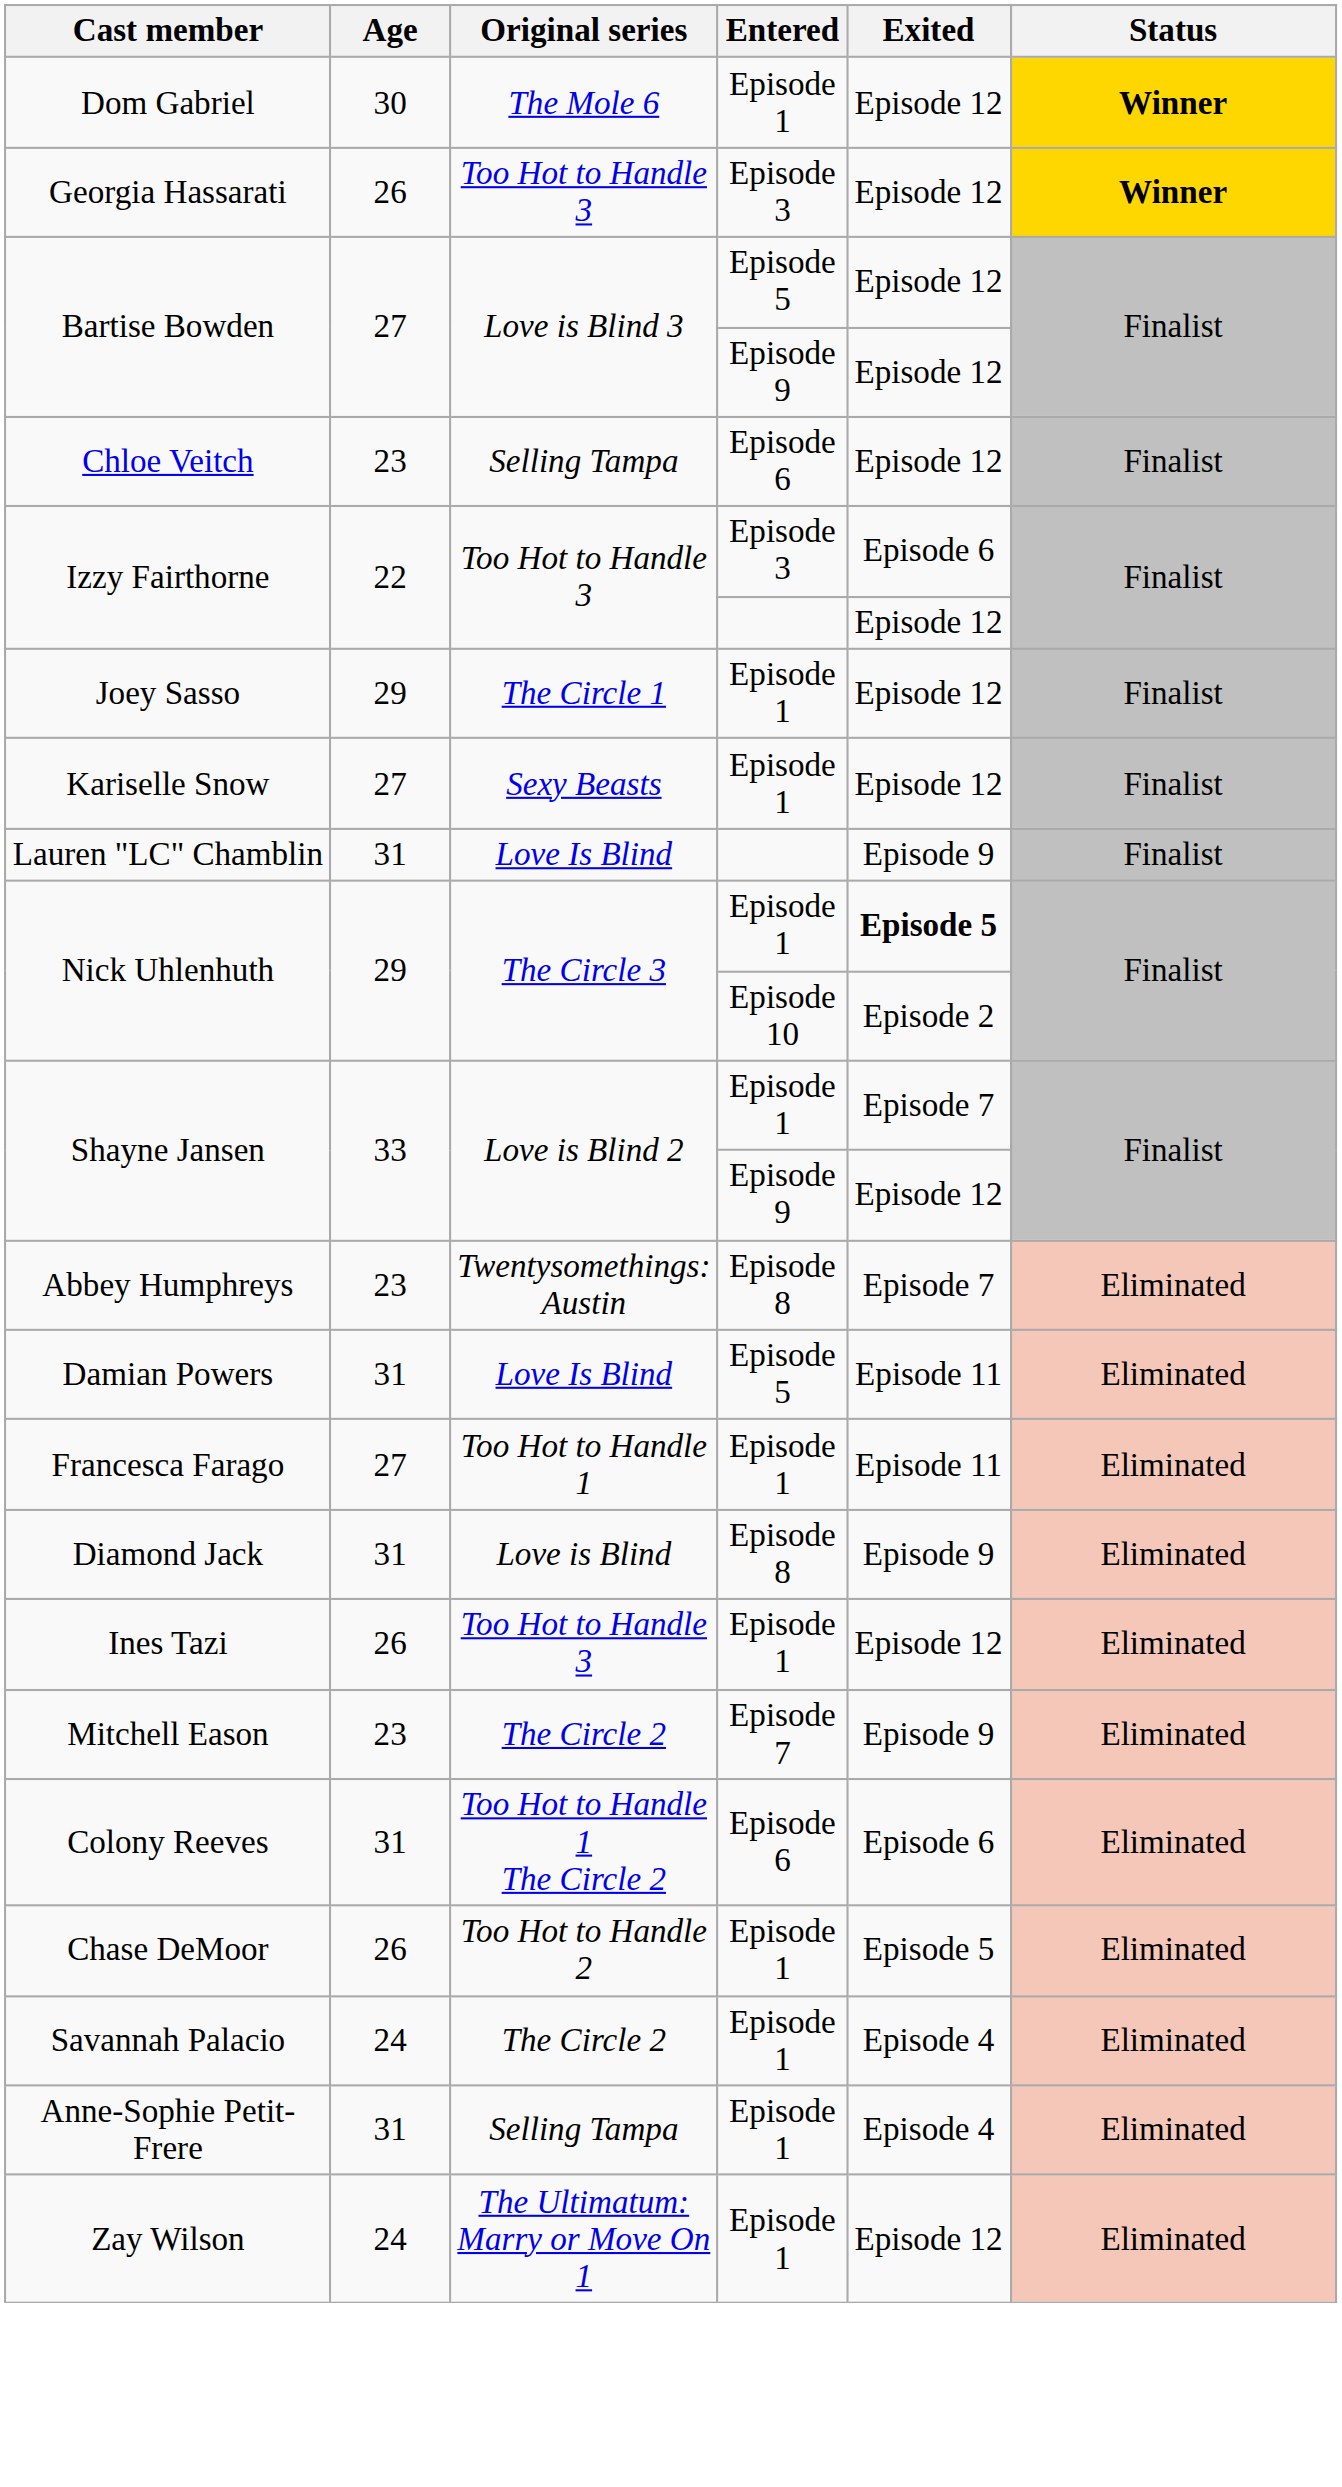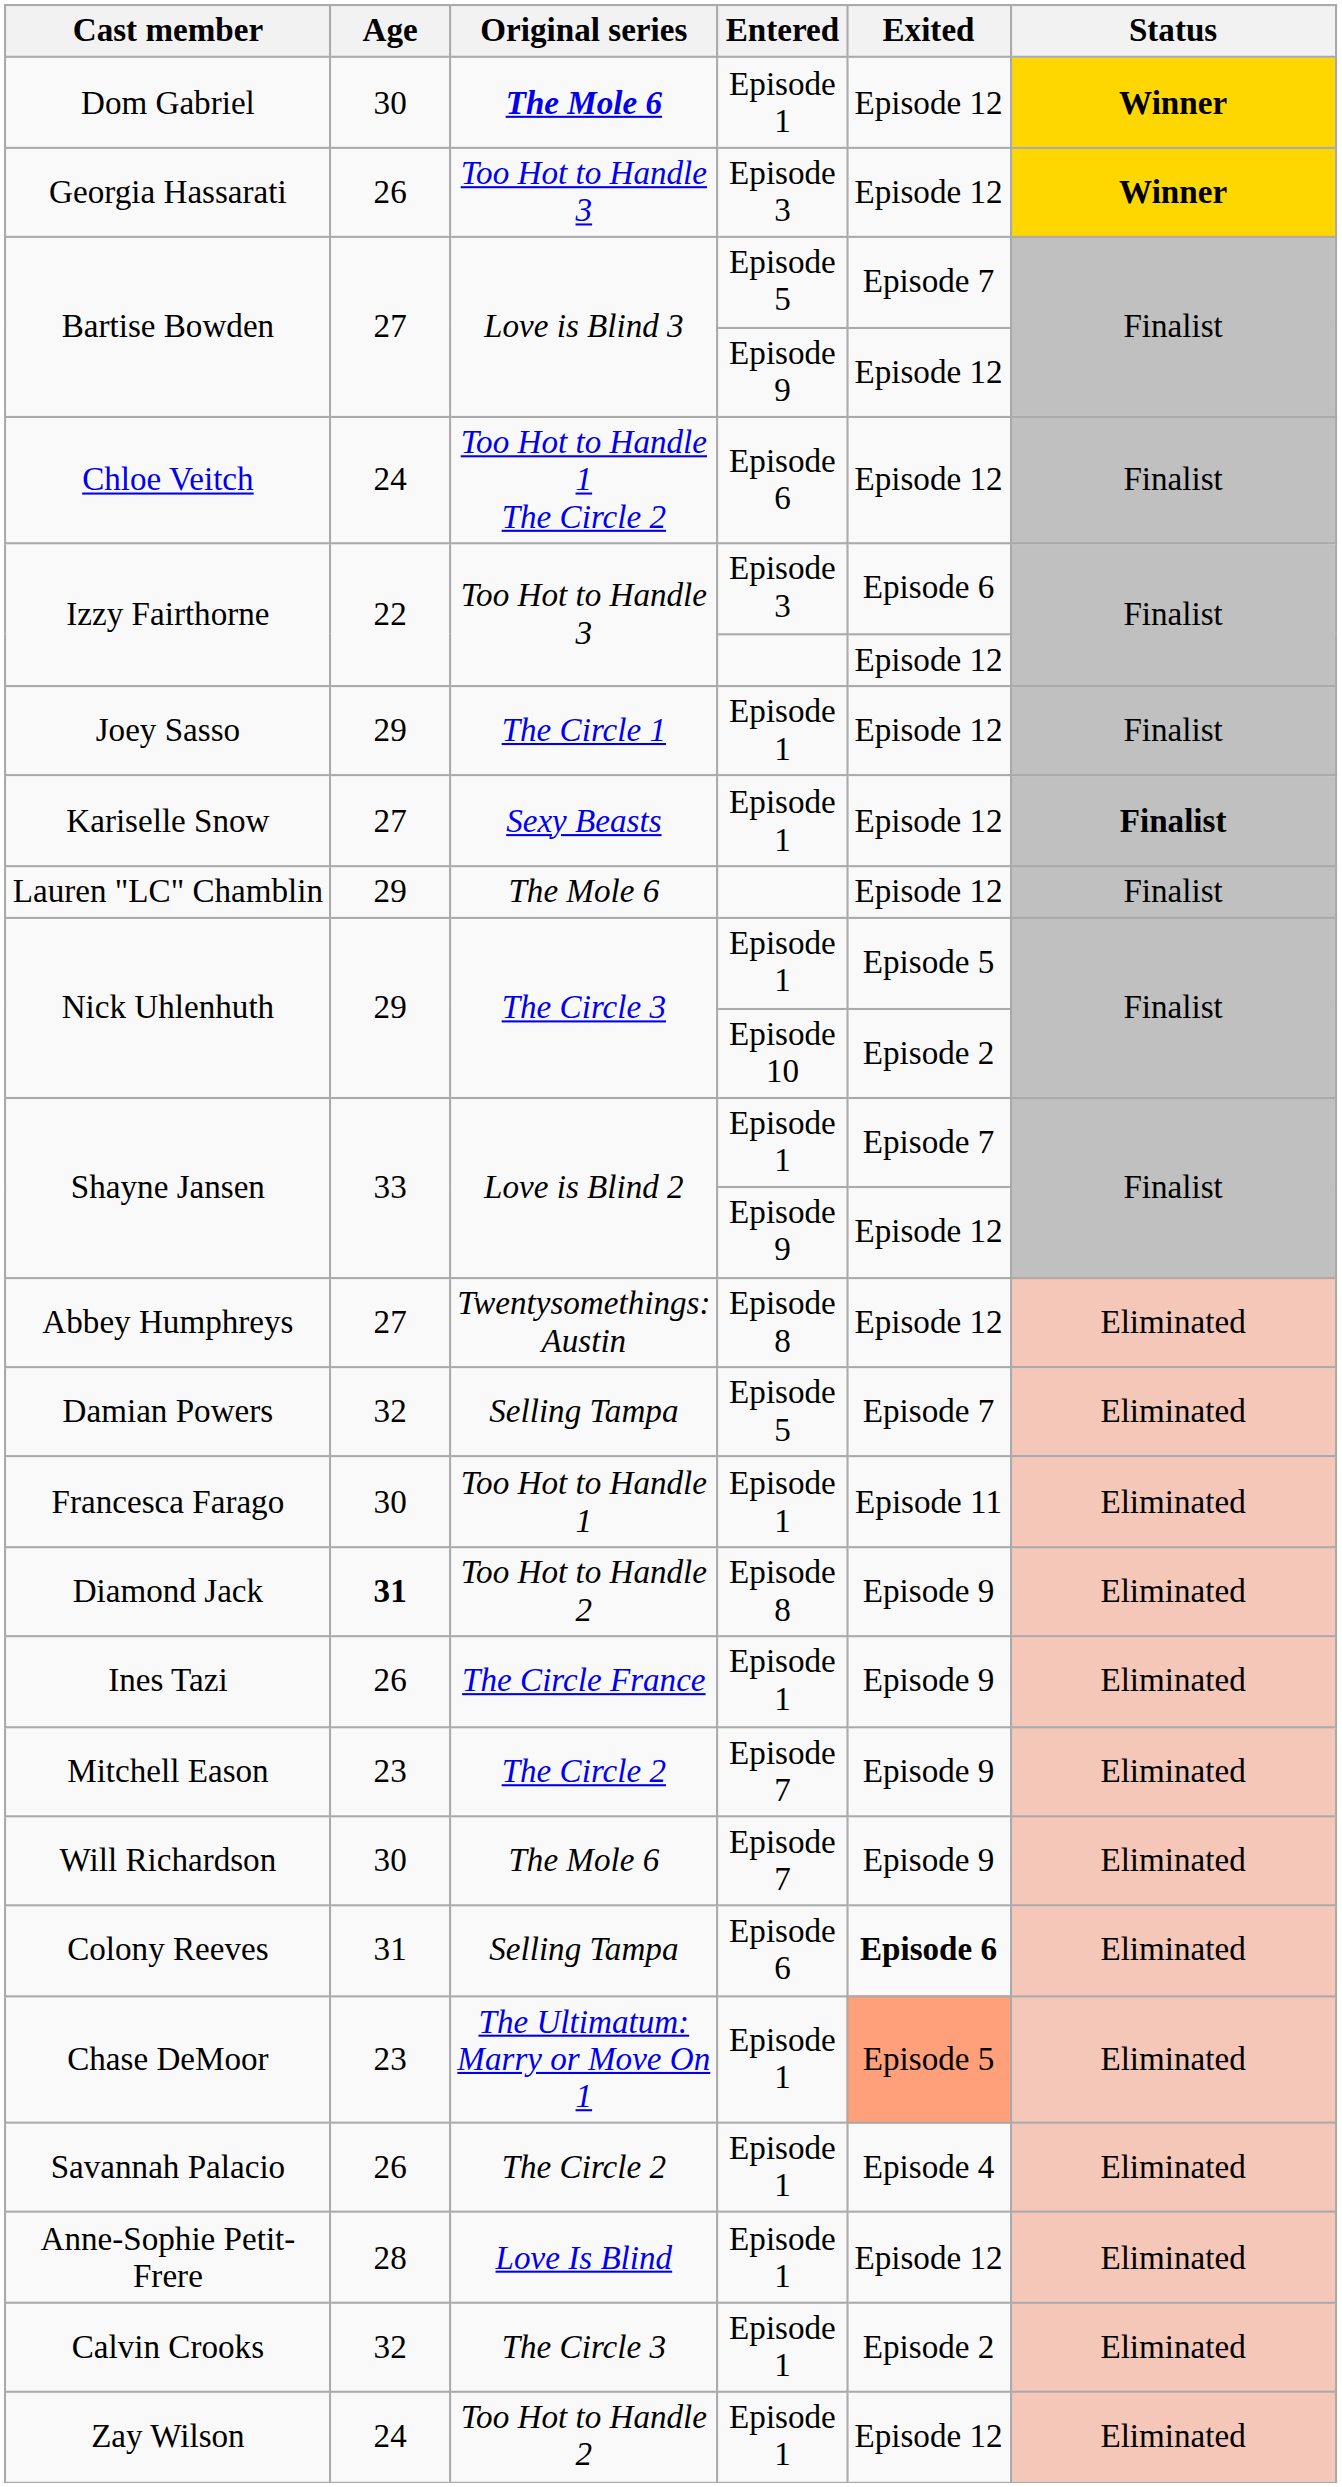(584, 101) normal -> (584, 101) bold
(929, 281) Episode 12 -> (929, 281) Episode 7
(390, 461) 23 -> (390, 479) 24
(584, 461) Selling Tampa -> (584, 479) Too Hot to Handle 1 The Circle 2
(1173, 782) normal -> (1173, 820) bold
(390, 854) 31 -> (390, 891) 29
(584, 854) Love Is Blind -> (584, 891) The Mole 6
(929, 854) Episode 9 -> (929, 891) Episode 12
(929, 925) bold -> (929, 962) normal
(390, 1284) 23 -> (390, 1321) 27
(929, 1284) Episode 7 -> (929, 1321) Episode 12
(390, 1374) 31 -> (390, 1411) 32
(584, 1374) Love Is Blind -> (584, 1411) Selling Tampa
(929, 1374) Episode 11 -> (929, 1411) Episode 7
(390, 1463) 27 -> (390, 1501) 30
(390, 1553) normal -> (390, 1591) bold
(584, 1553) Love is Blind -> (584, 1591) Too Hot to Handle 2
(584, 1643) Too Hot to Handle 3 -> (584, 1680) The Circle France
(929, 1643) Episode 12 -> (929, 1680) Episode 9
+ row: (168, 1860)
(584, 1841) Too Hot to Handle 1 The Circle 2 -> (584, 1950) Selling Tampa
(929, 1841) normal -> (929, 1950) bold
(390, 1950) 26 -> (390, 2058) 23
(584, 1950) Too Hot to Handle 2 -> (584, 2058) The Ultimatum: Marry or Move On 1
(929, 1950) no background -> (929, 2058) lightsalmon background
(390, 2039) 24 -> (390, 2167) 26
(390, 2129) 31 -> (390, 2256) 28
(584, 2129) Selling Tampa -> (584, 2256) Love Is Blind
(929, 2129) Episode 4 -> (929, 2256) Episode 12
+ row: (168, 2346)
(584, 2238) The Ultimatum: Marry or Move On 1 -> (584, 2436) Too Hot to Handle 2
